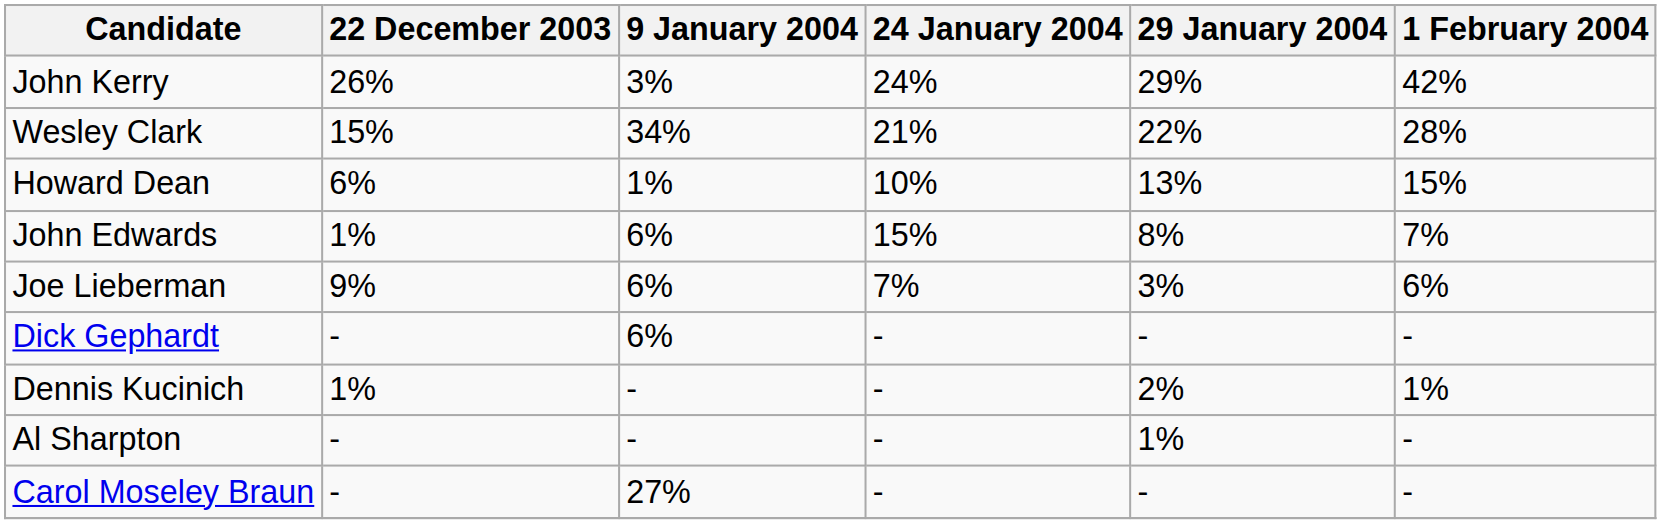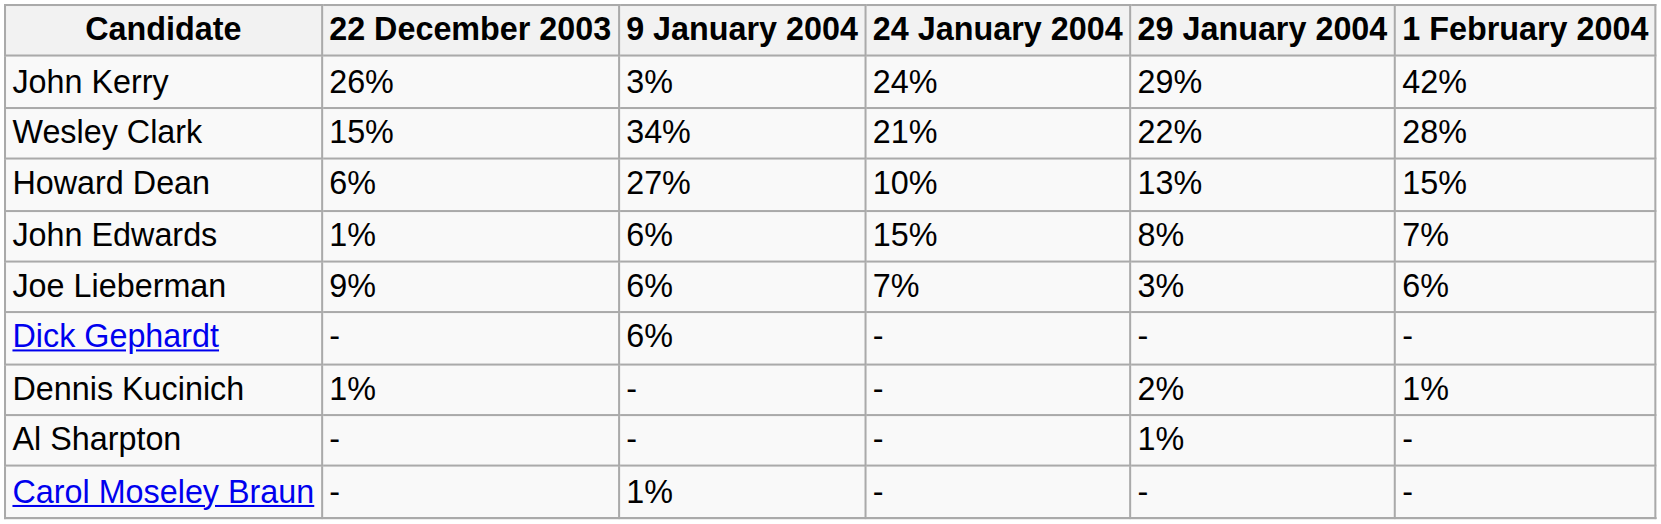(650, 183) 1% -> (659, 183) 27%
(659, 491) 27% -> (650, 491) 1%
